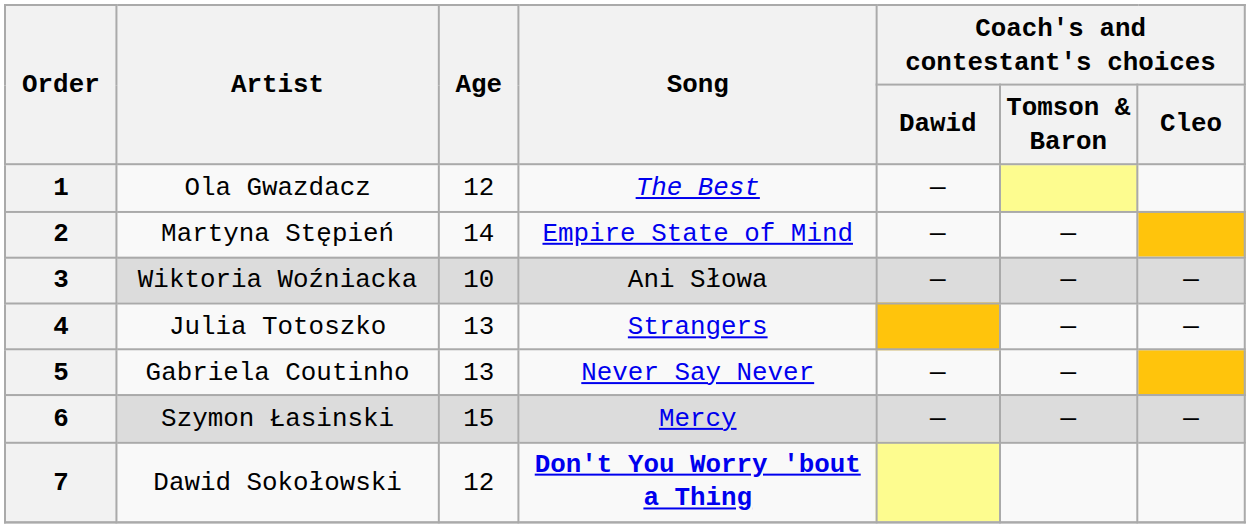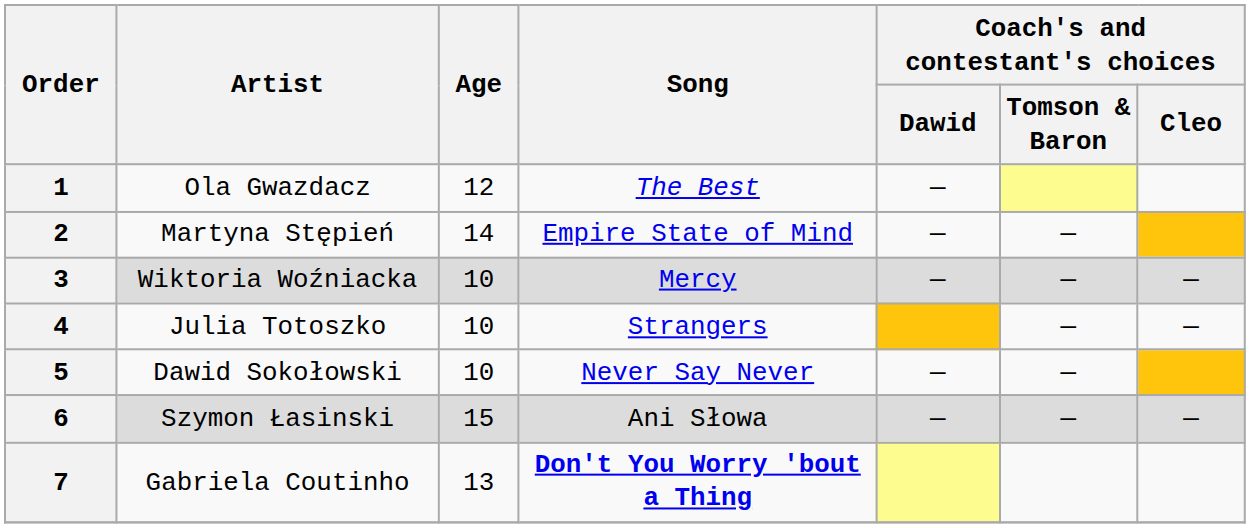(698, 280) Ani Słowa -> (698, 280) Mercy
(479, 326) 13 -> (479, 326) 10
(278, 373) Gabriela Coutinho -> (278, 373) Dawid Sokołowski
(479, 373) 13 -> (479, 373) 10
(698, 419) Mercy -> (698, 419) Ani Słowa
(278, 482) Dawid Sokołowski -> (278, 482) Gabriela Coutinho
(479, 482) 12 -> (479, 482) 13
